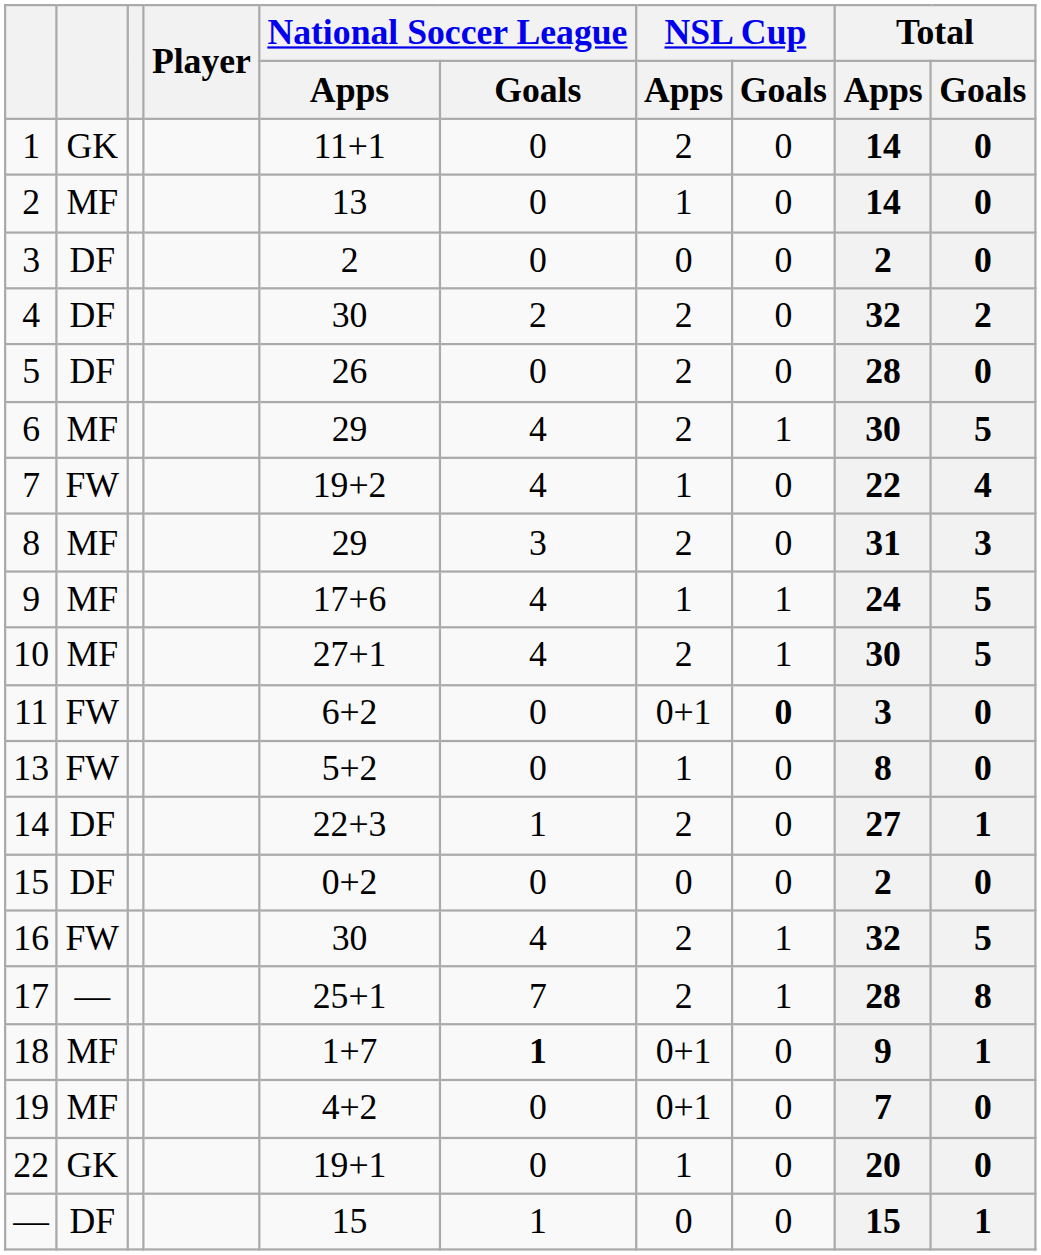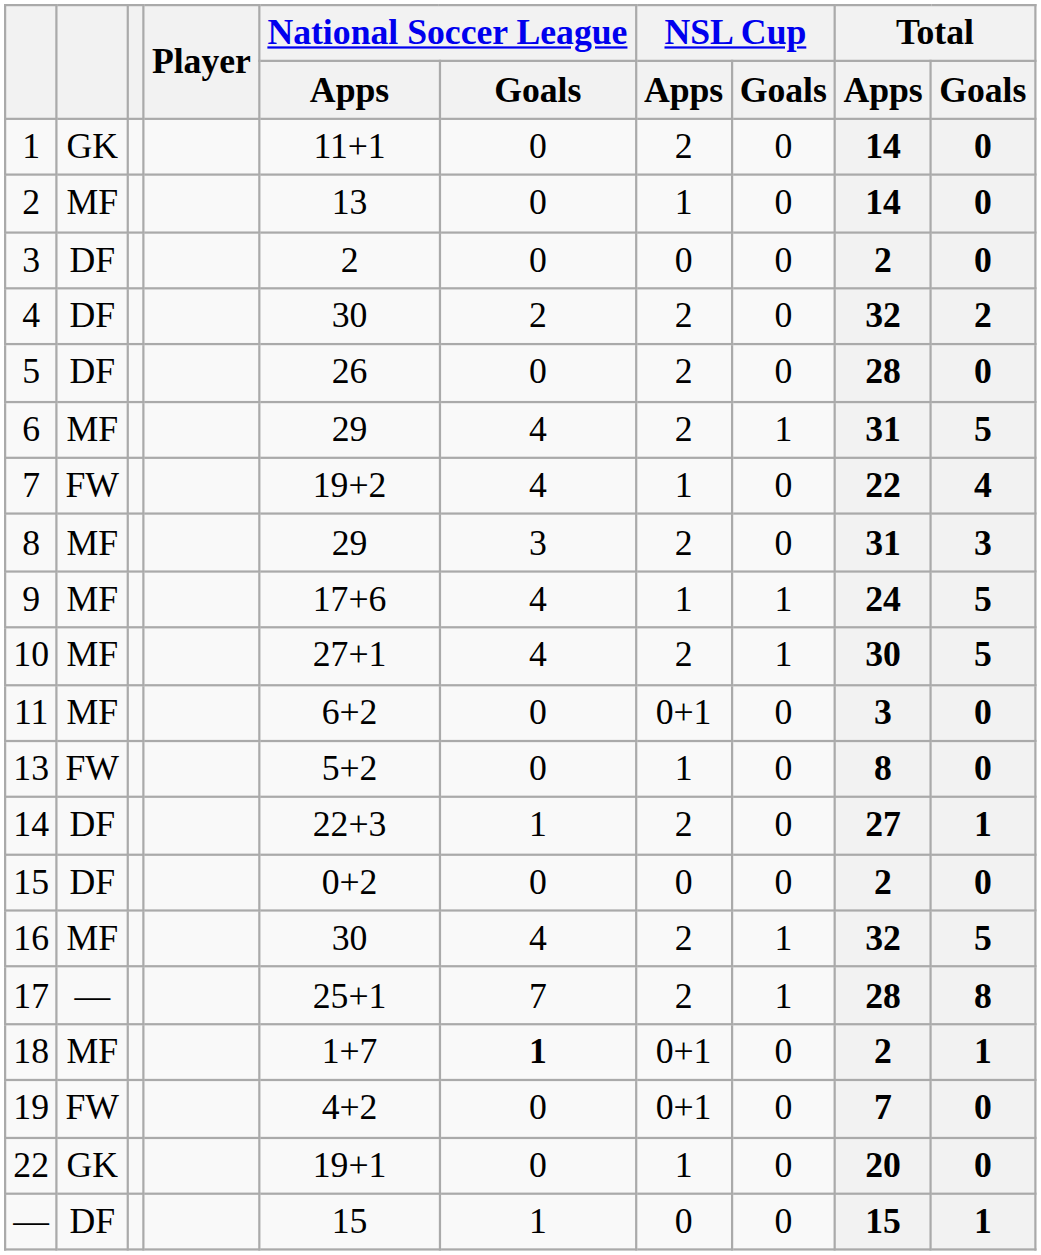(883, 428) 30 -> (883, 428) 31
(92, 711) FW -> (92, 711) MF
(783, 711) bold -> (783, 711) normal
(92, 938) FW -> (92, 938) MF
(883, 1051) 9 -> (883, 1051) 2
(92, 1107) MF -> (92, 1107) FW
